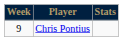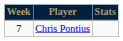(19, 28) 9 -> (19, 28) 7
